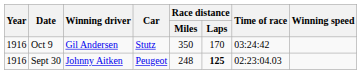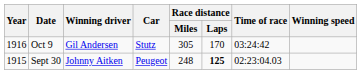(186, 45) 350 -> (186, 45) 305
(16, 61) 1916 -> (16, 61) 1915
